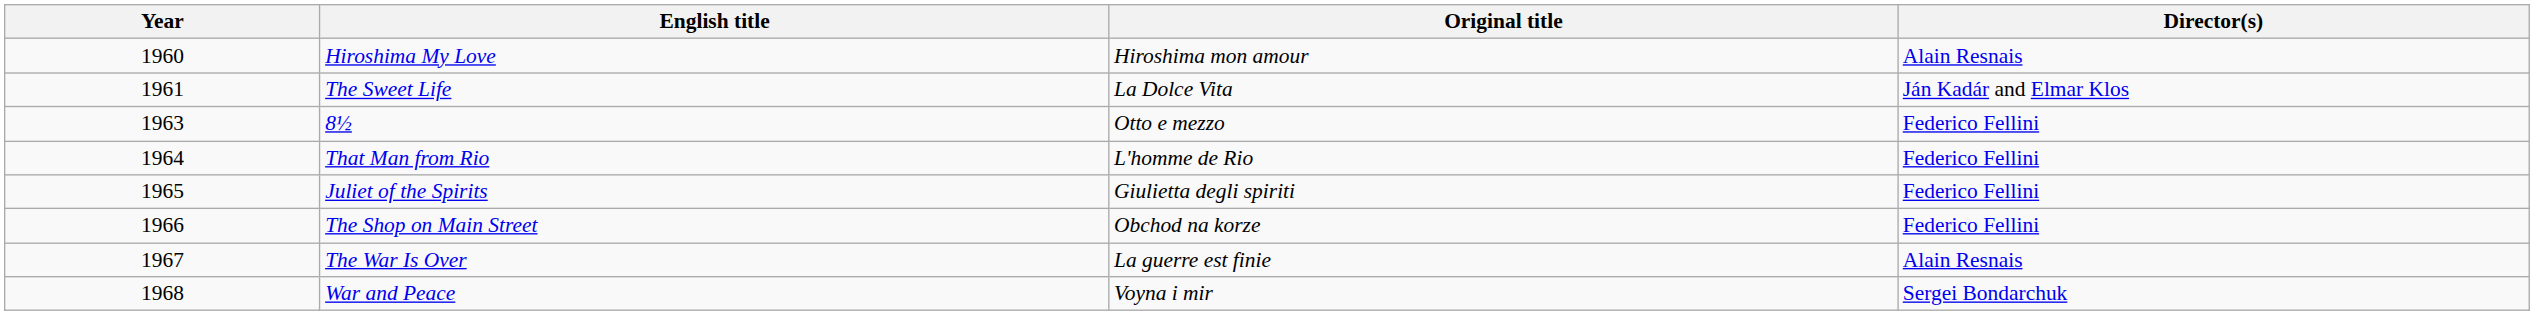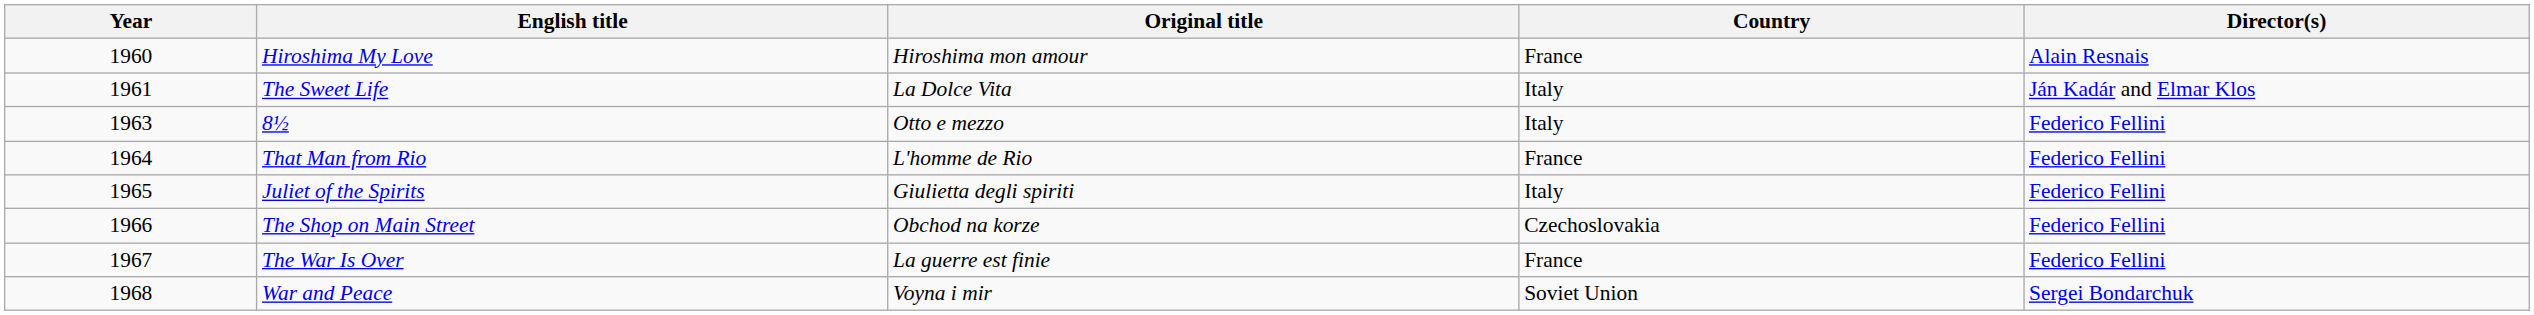+ column: (1772, 21)
(1963, 259) Alain Resnais -> (2097, 259) Federico Fellini
